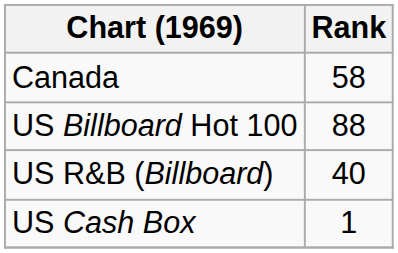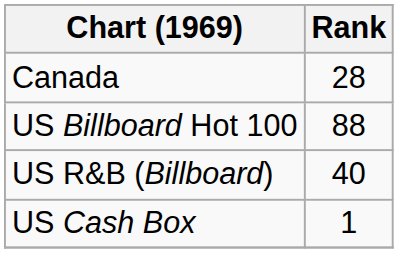(349, 77) 58 -> (349, 77) 28
